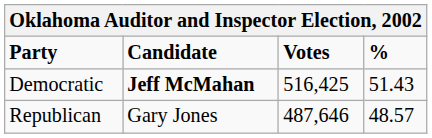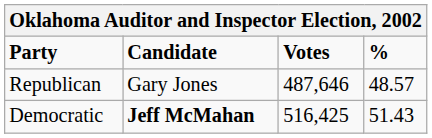rows swapped: (56, 84) <-> (55, 116)
